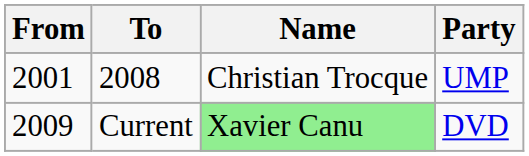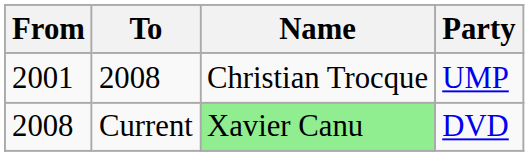(43, 126) 2009 -> (43, 126) 2008
